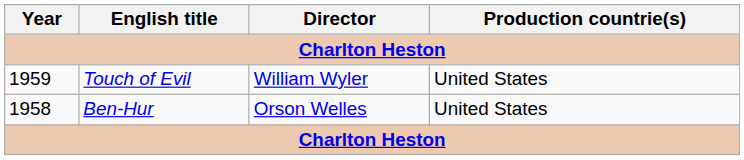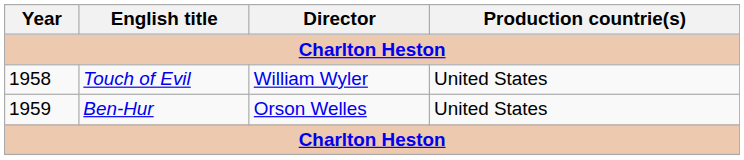(30, 79) 1959 -> (30, 79) 1958
(30, 109) 1958 -> (30, 109) 1959
